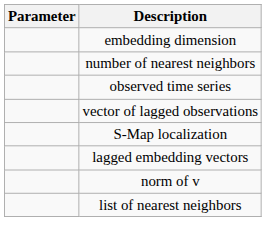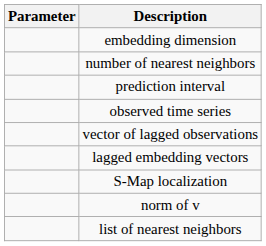+ row: (170, 87)
rows swapped: (170, 134) <-> (170, 157)
